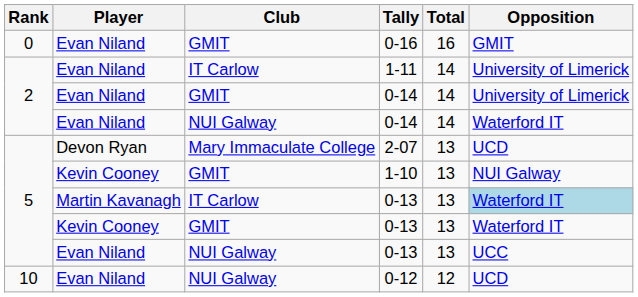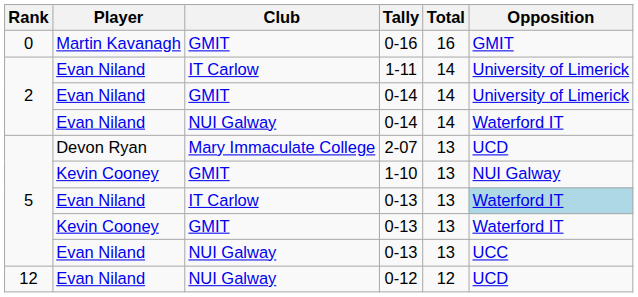(101, 43) Evan Niland -> (119, 43) Martin Kavanagh
(119, 200) Martin Kavanagh -> (101, 200) Evan Niland
(28, 278) 10 -> (28, 278) 12
